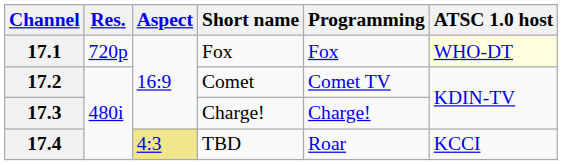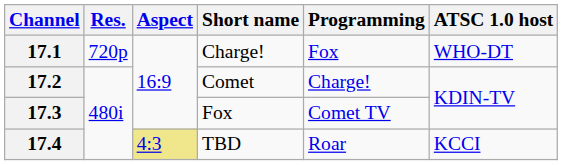(217, 50) Fox -> (233, 50) Charge!
(473, 50) lightyellow background -> (473, 50) no background
(349, 81) Comet TV -> (339, 81) Charge!
(233, 112) Charge! -> (217, 112) Fox
(339, 112) Charge! -> (349, 112) Comet TV
